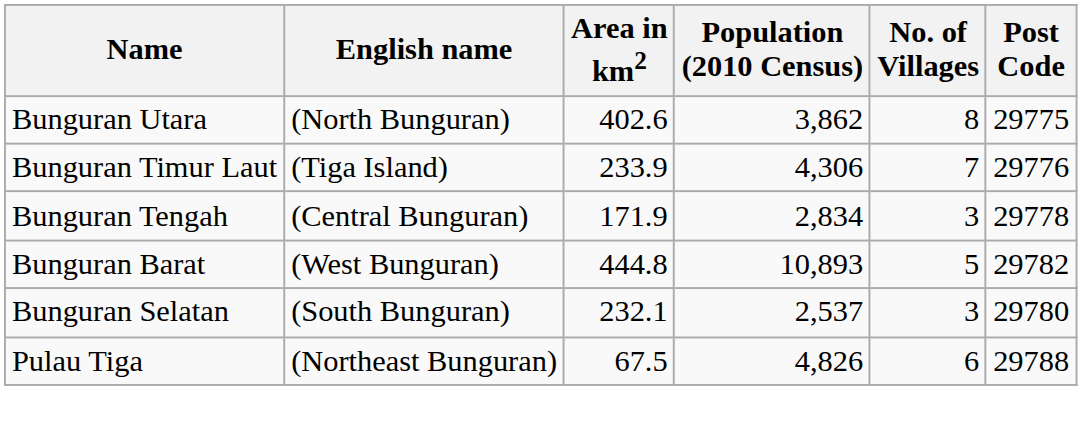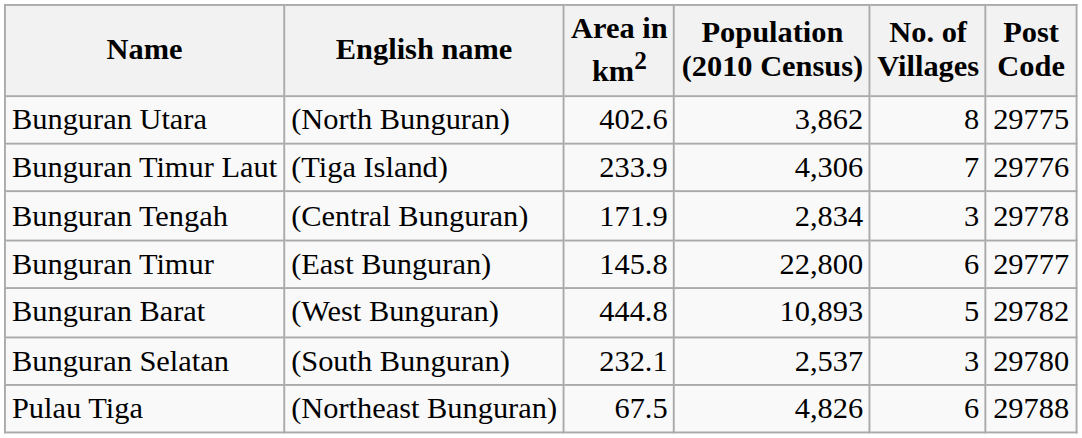+ row: (113, 263)
